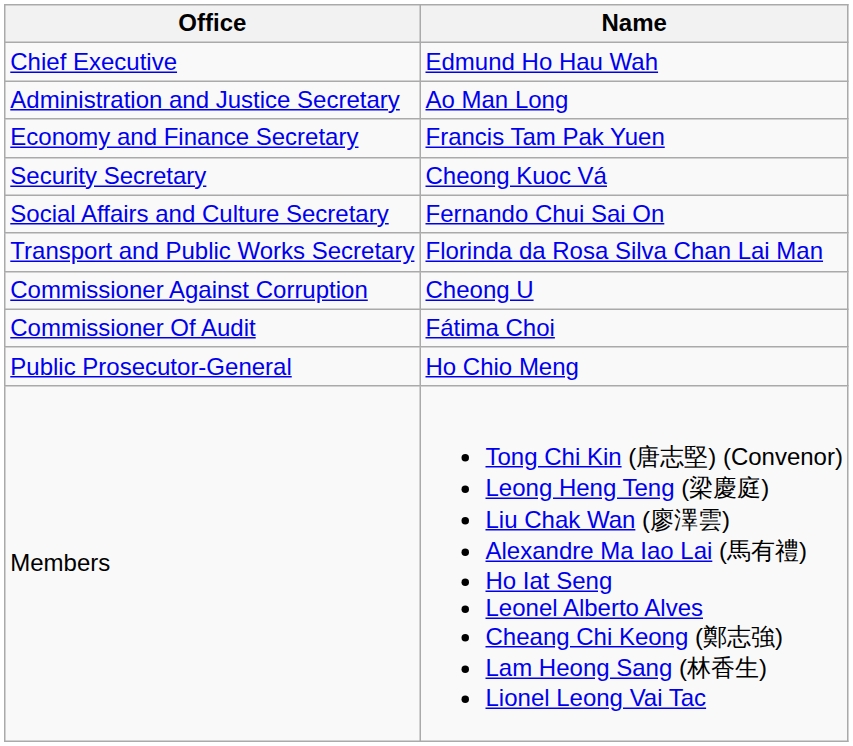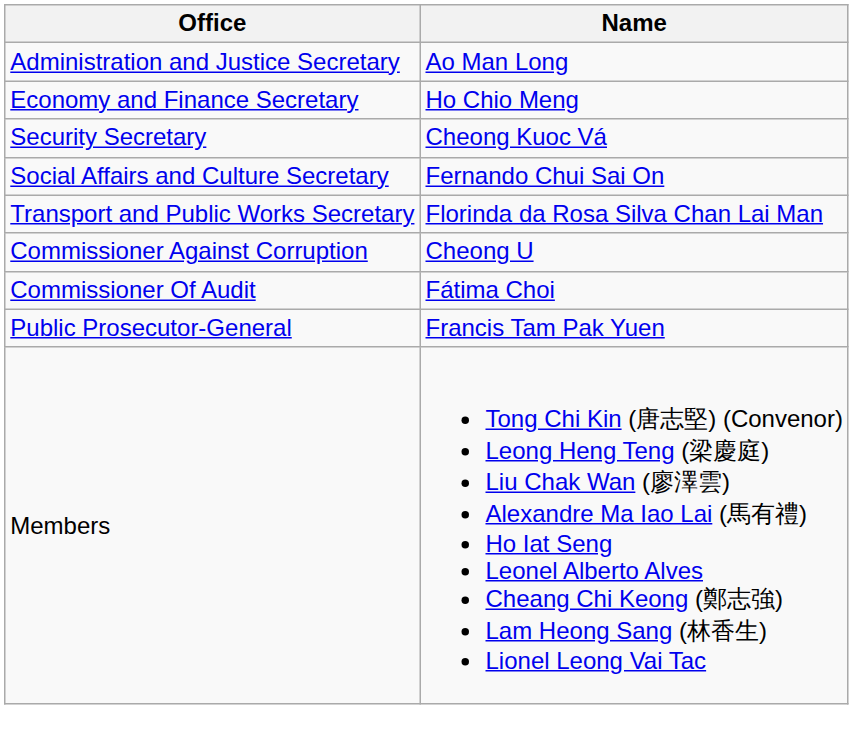- row: (94, 61)
(545, 137) Francis Tam Pak Yuen -> (502, 99) Ho Chio Meng
(502, 366) Ho Chio Meng -> (545, 328) Francis Tam Pak Yuen
